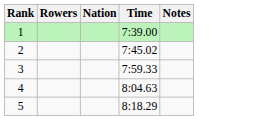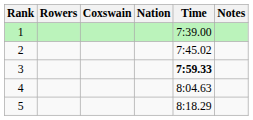+ column: (107, 13)
(140, 69) normal -> (194, 69) bold
